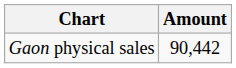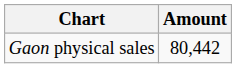(195, 47) 90,442 -> (195, 47) 80,442
